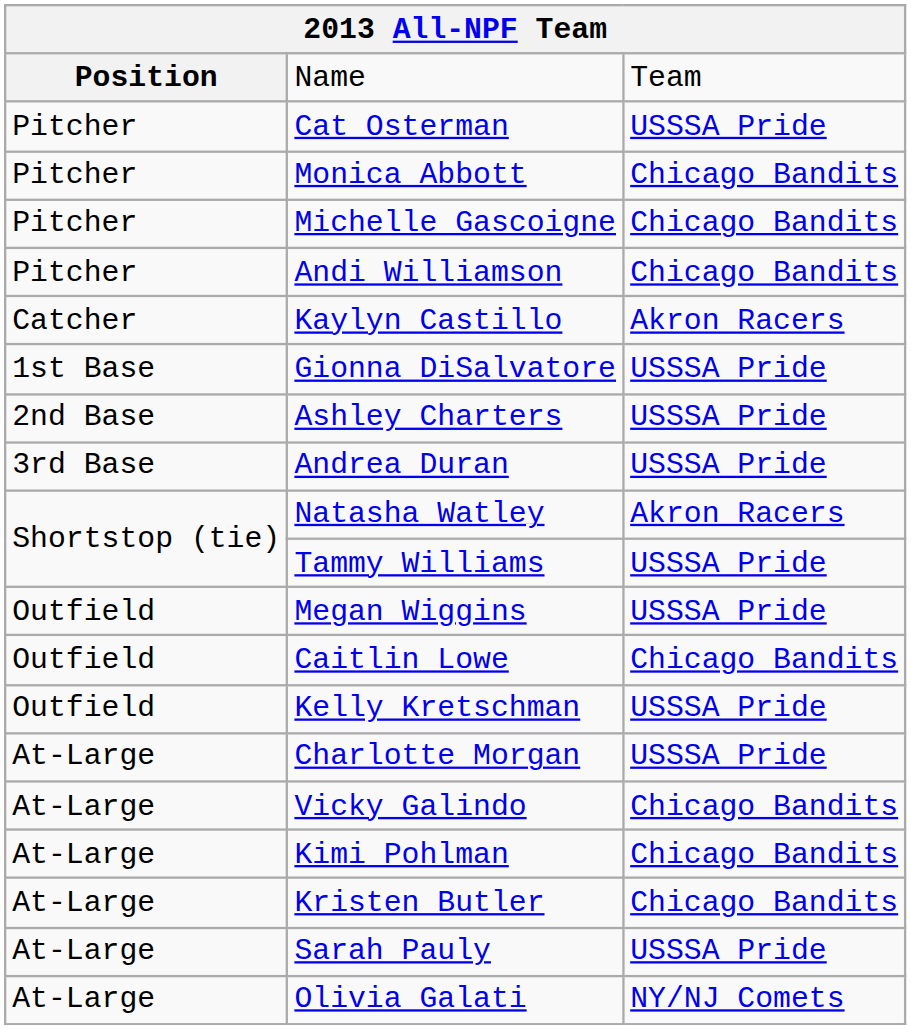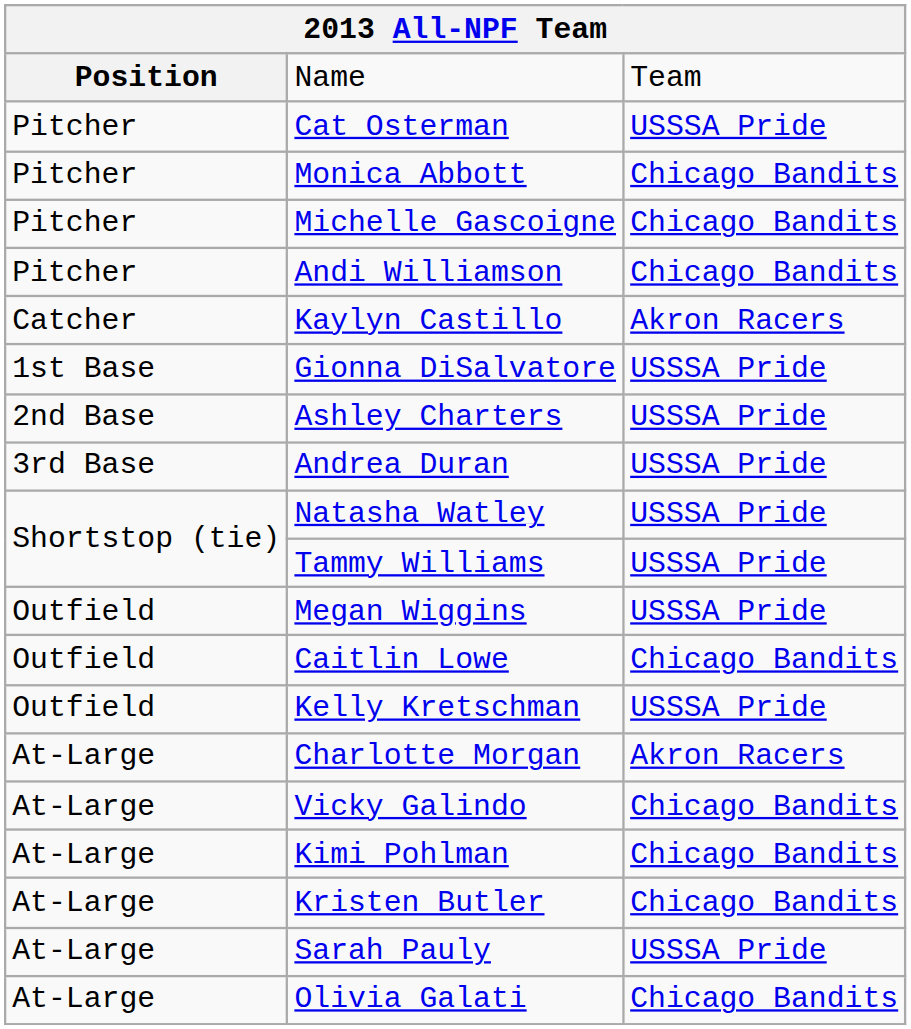(737, 515) Akron Racers -> (728, 515) USSSA Pride
(728, 757) USSSA Pride -> (737, 757) Akron Racers
(737, 1000) NY/NJ Comets -> (764, 1000) Chicago Bandits
